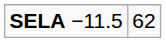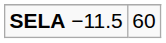(144, 21) 62 -> (144, 21) 60
